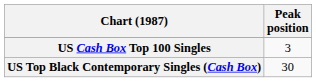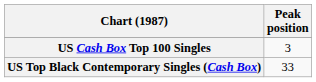(288, 67) 30 -> (288, 67) 33
